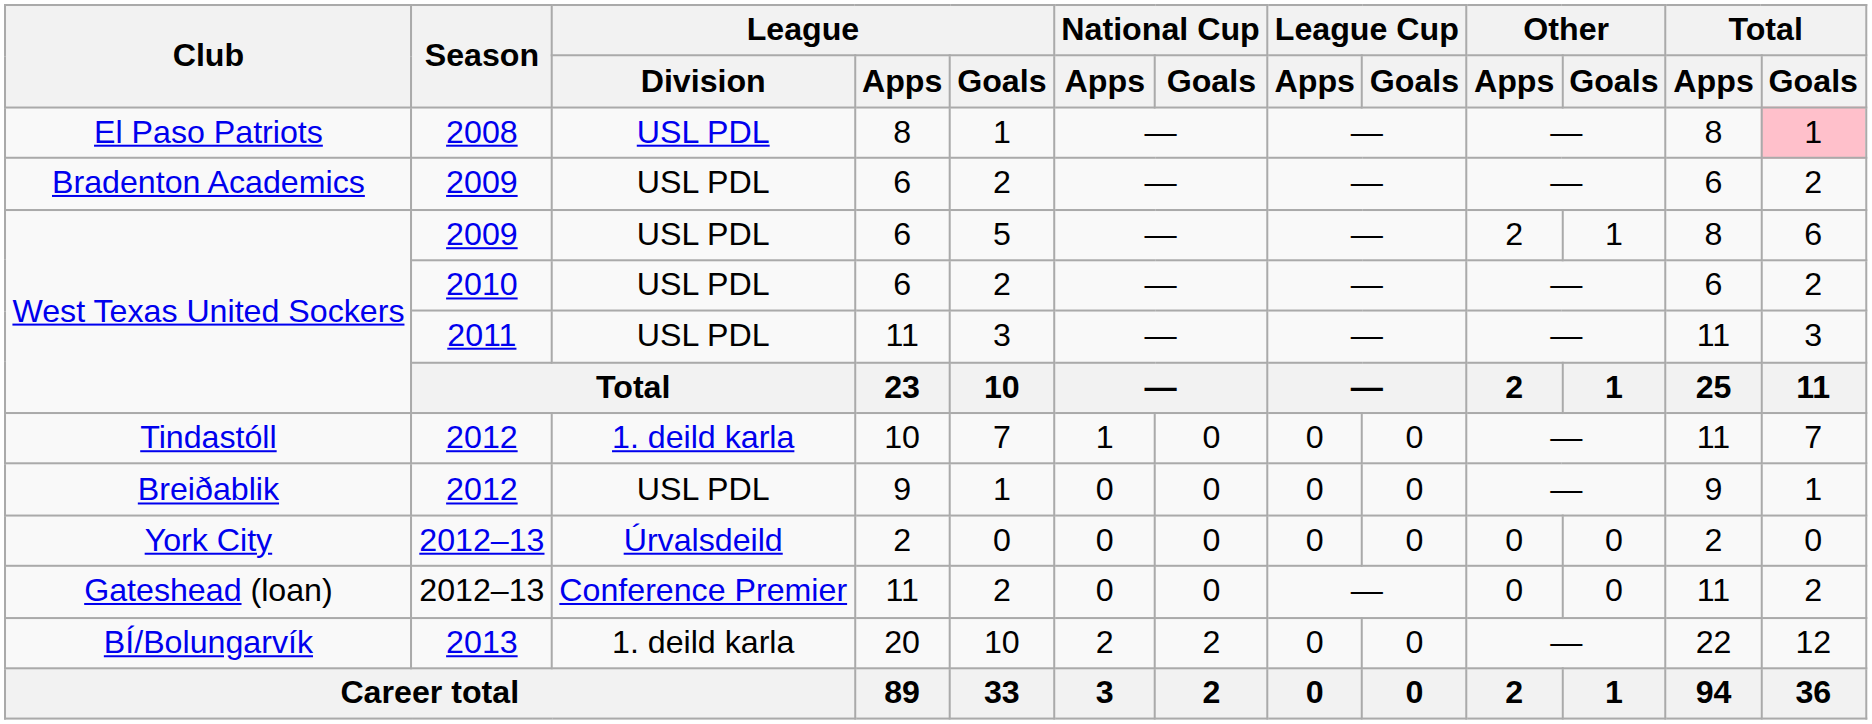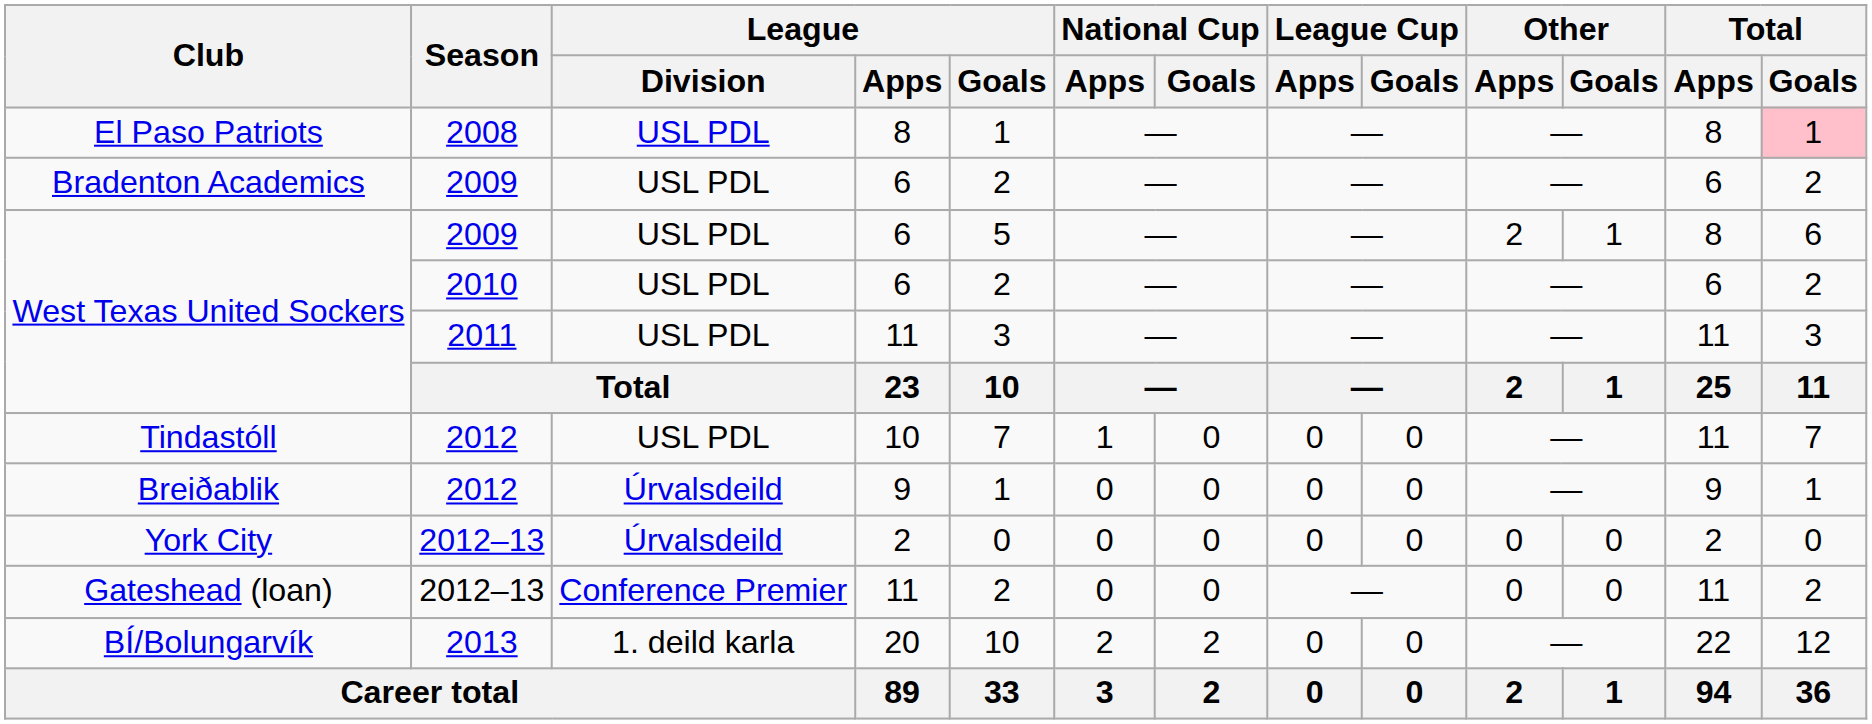(703, 438) 1. deild karla -> (703, 438) USL PDL
(703, 489) USL PDL -> (703, 489) Úrvalsdeild
